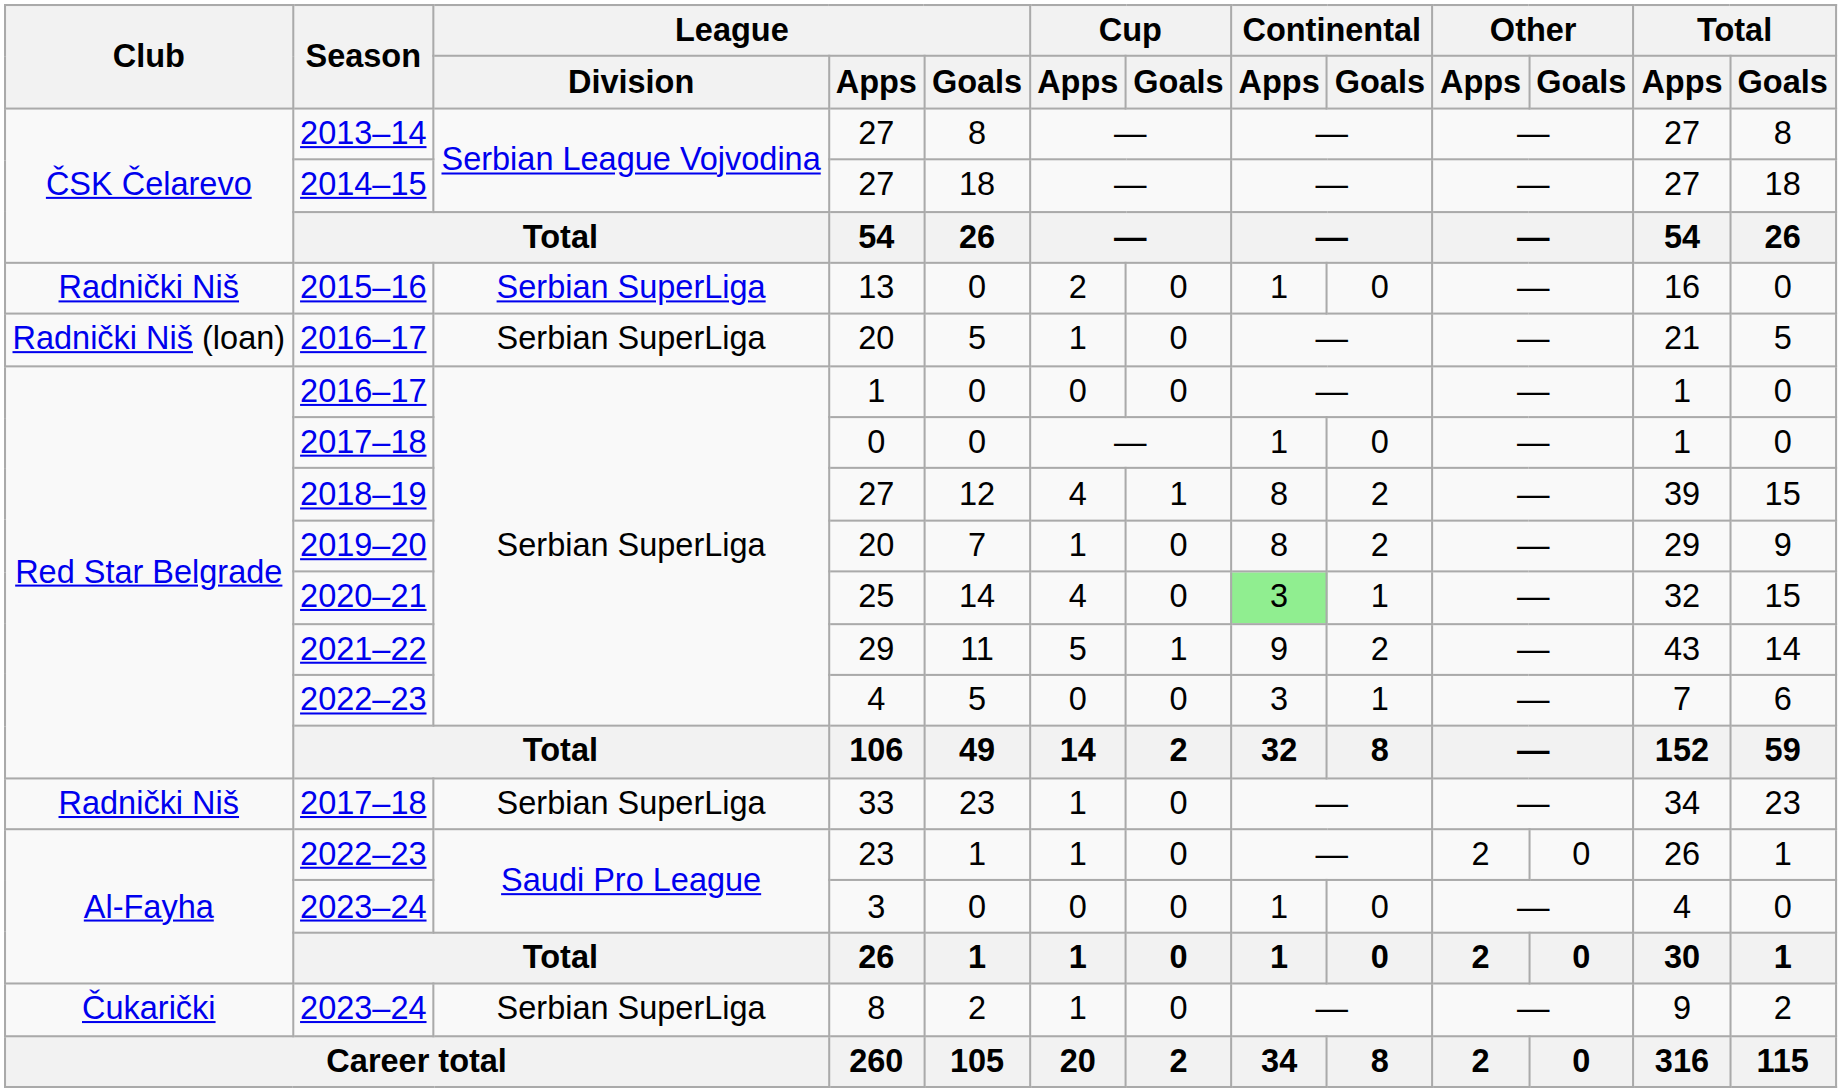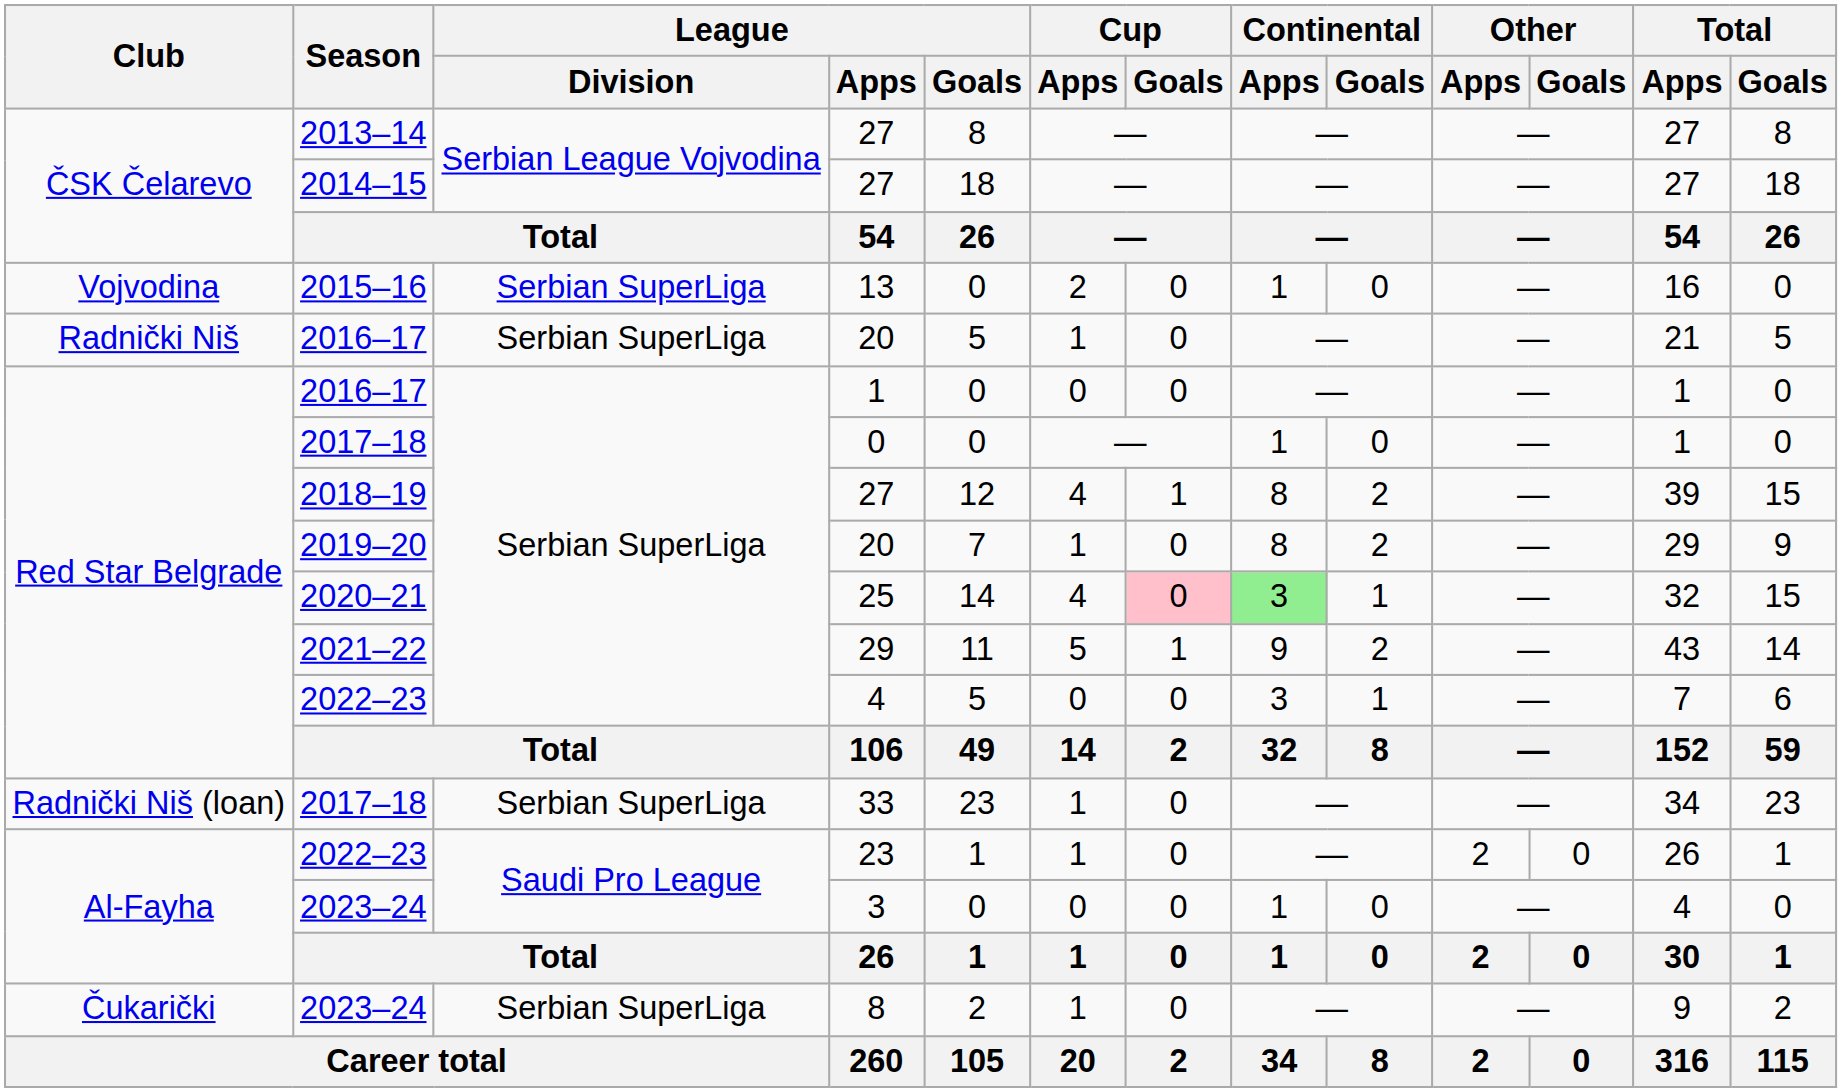(149, 287) Radnički Niš -> (149, 287) Vojvodina
(149, 339) Radnički Niš (loan) -> (149, 339) Radnički Niš
(1178, 596) no background -> (1178, 596) pink background
(149, 802) Radnički Niš -> (149, 802) Radnički Niš (loan)
